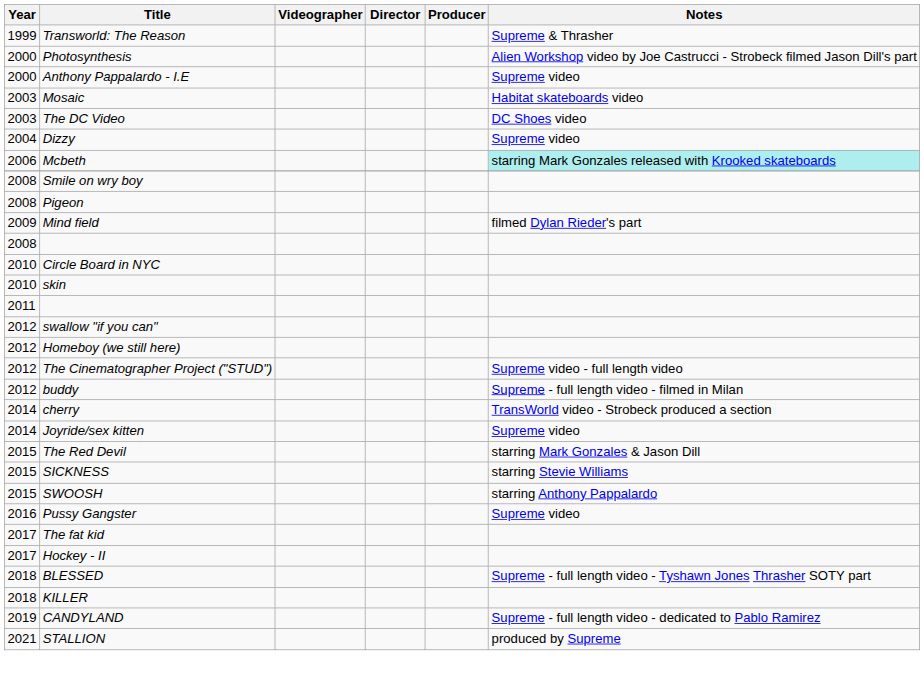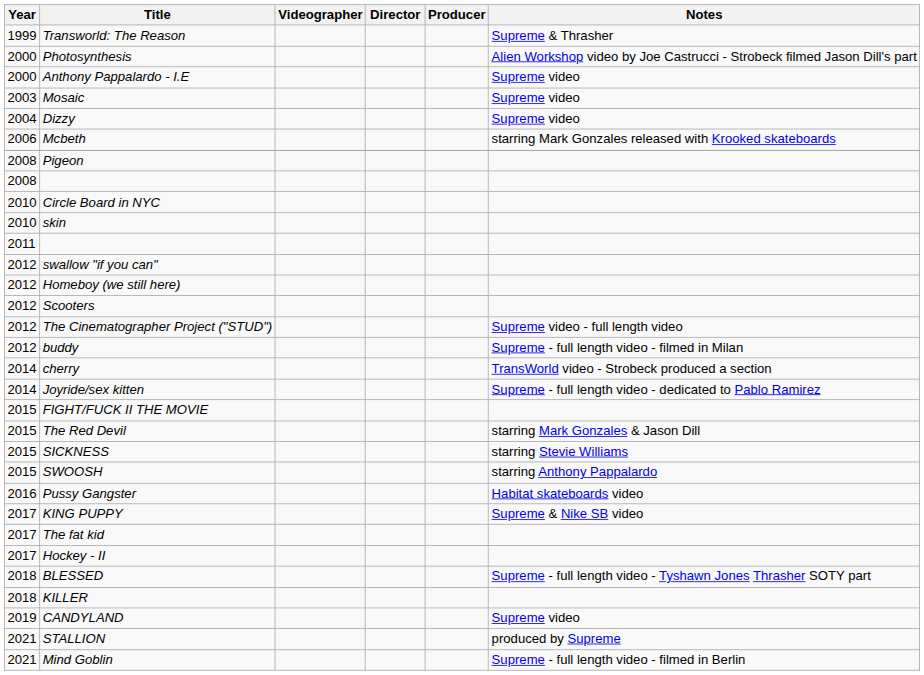(567, 98) Habitat skateboards video -> (536, 98) Supreme video
- row: (22, 118)
(664, 160) paleturquoise background -> (664, 139) no background
- row: (22, 181)
- row: (22, 222)
+ row: (22, 306)
(536, 431) Supreme video -> (656, 389) Supreme - full length video - dedicated to Pablo Ramirez
+ row: (22, 410)
(536, 514) Supreme video -> (567, 493) Habitat skateboards video
+ row: (22, 514)
(656, 618) Supreme - full length video - dedicated to Pablo Ramirez -> (536, 618) Supreme video
+ row: (22, 659)
